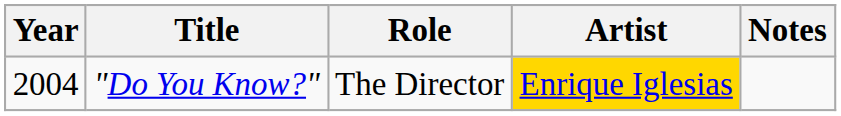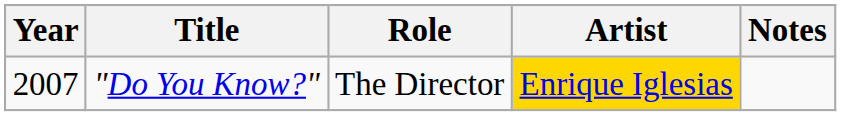(46, 82) 2004 -> (46, 82) 2007
